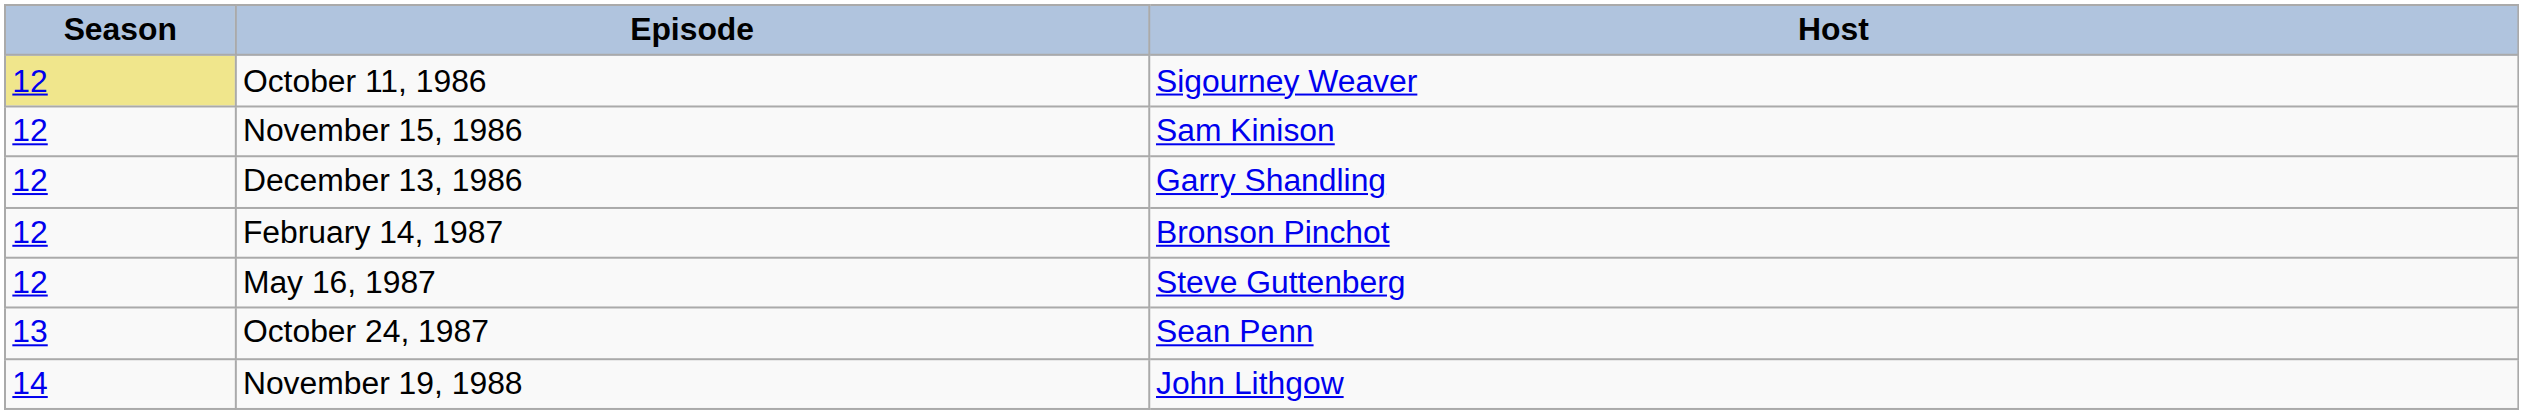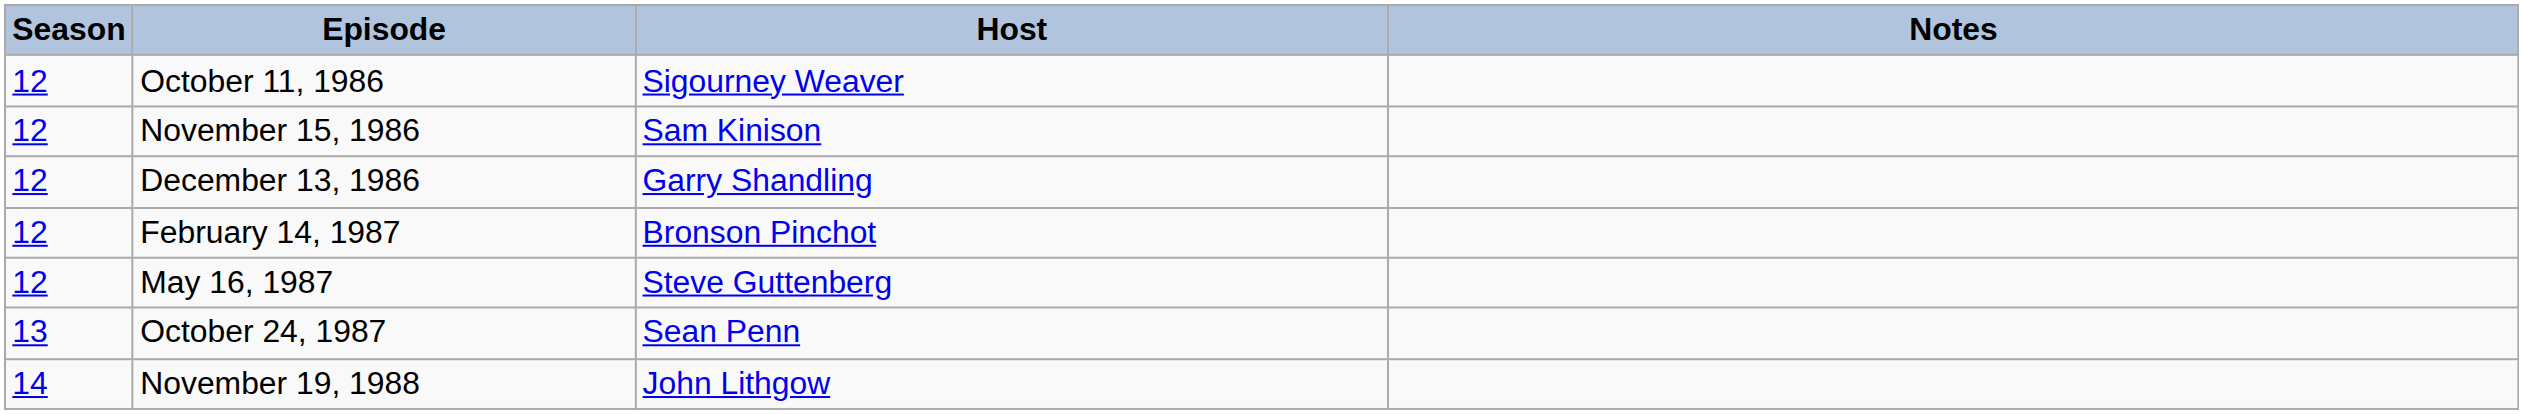+ column: (1953, 29)
(30, 80) khaki background -> (30, 80) no background
